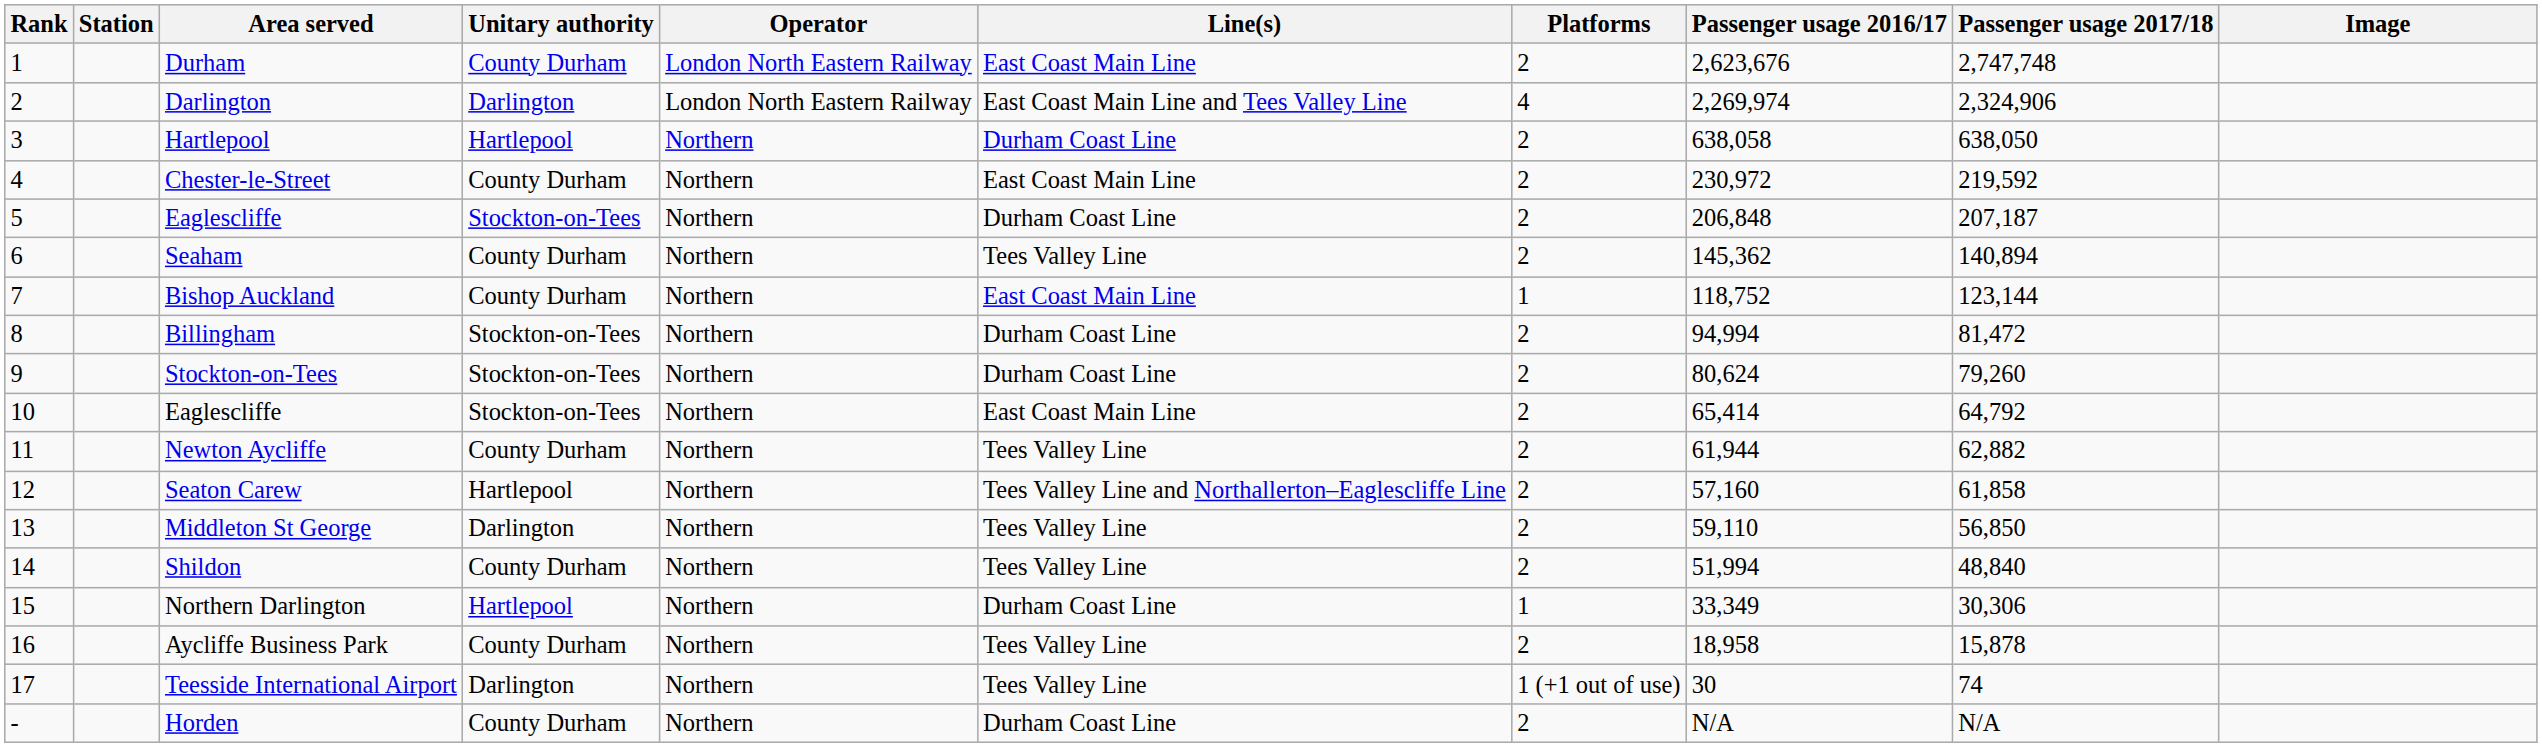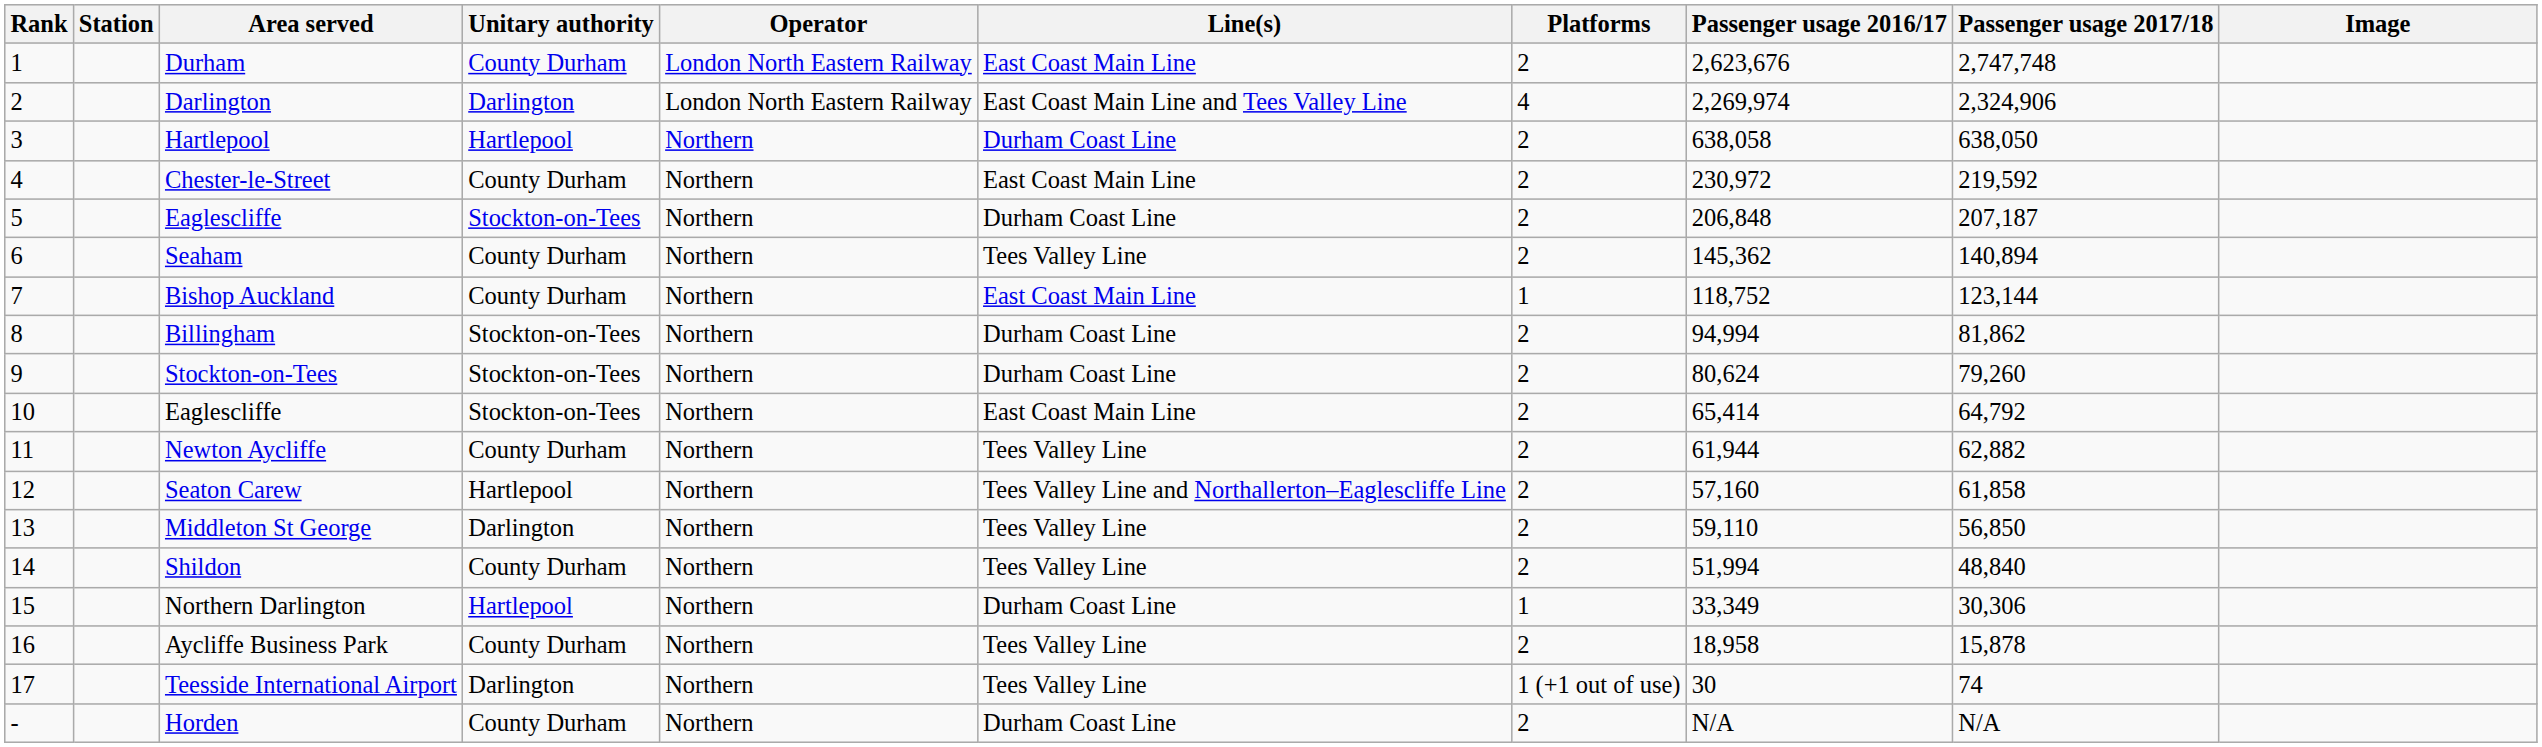(1992, 334) 81,472 -> (1992, 334) 81,862
